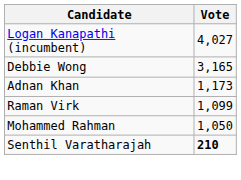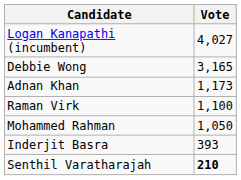(215, 106) 1,099 -> (215, 106) 1,100
+ row: (58, 145)
